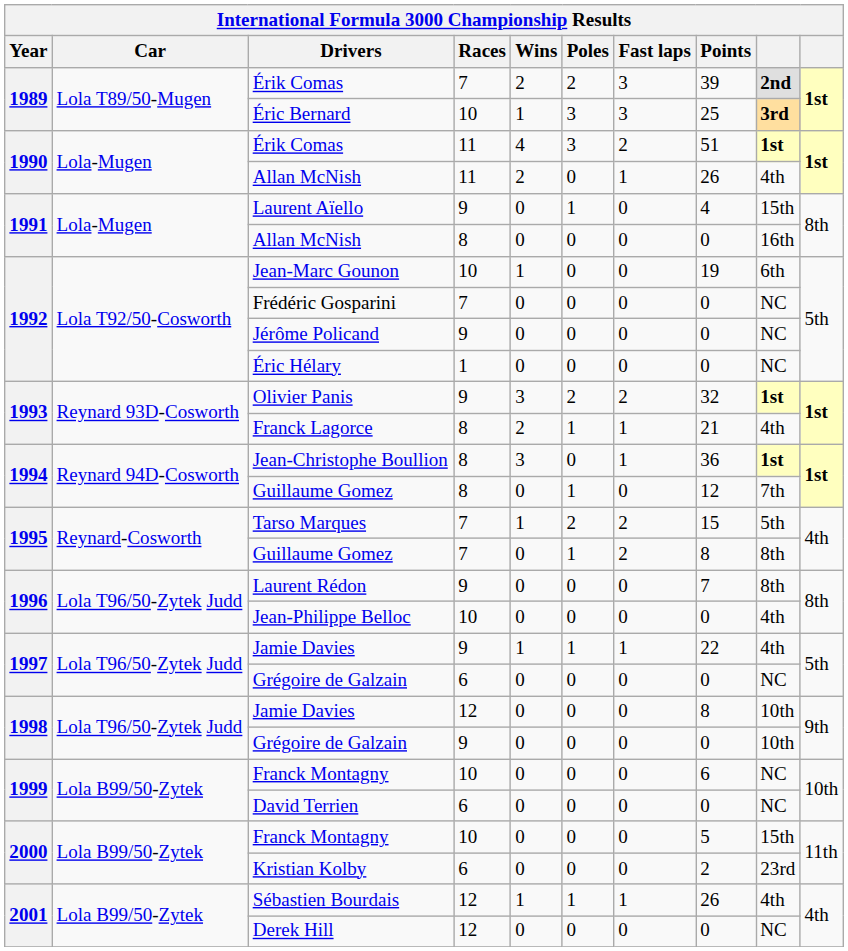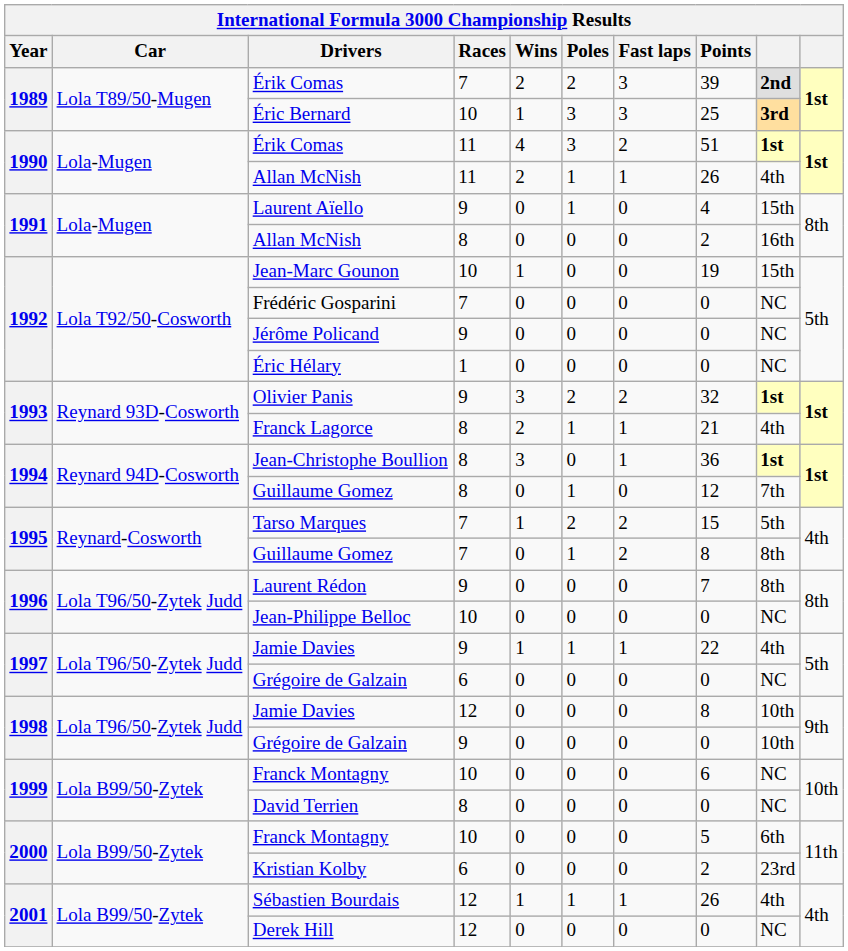(571, 176) 0 -> (571, 176) 1
(705, 239) 0 -> (705, 239) 2
(773, 271) 6th -> (777, 271) 15th
(773, 616) 4th -> (774, 616) NC
(463, 805) 6 -> (463, 805) 8
(777, 836) 15th -> (773, 836) 6th
